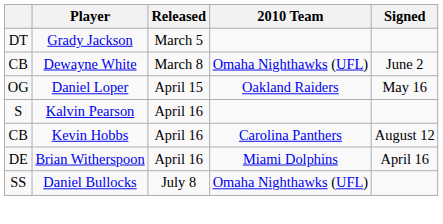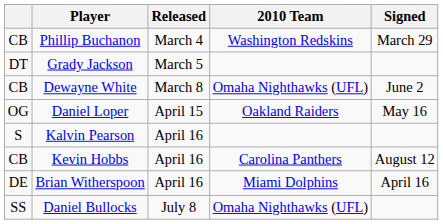+ row: (90, 40)
